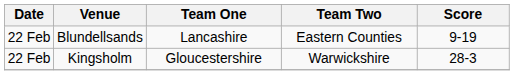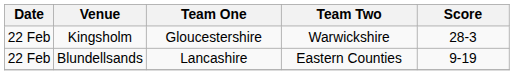rows swapped: (100, 37) <-> (100, 59)
